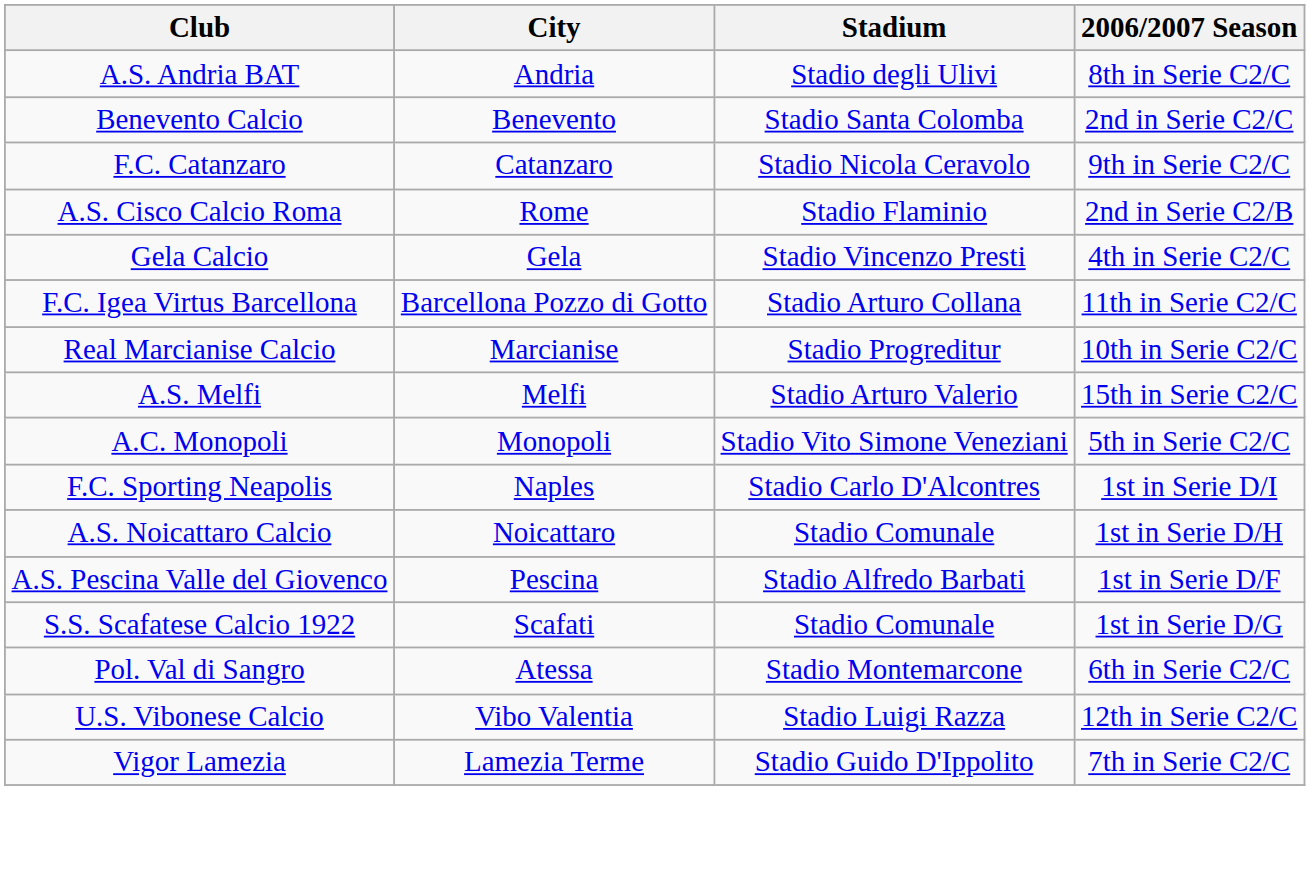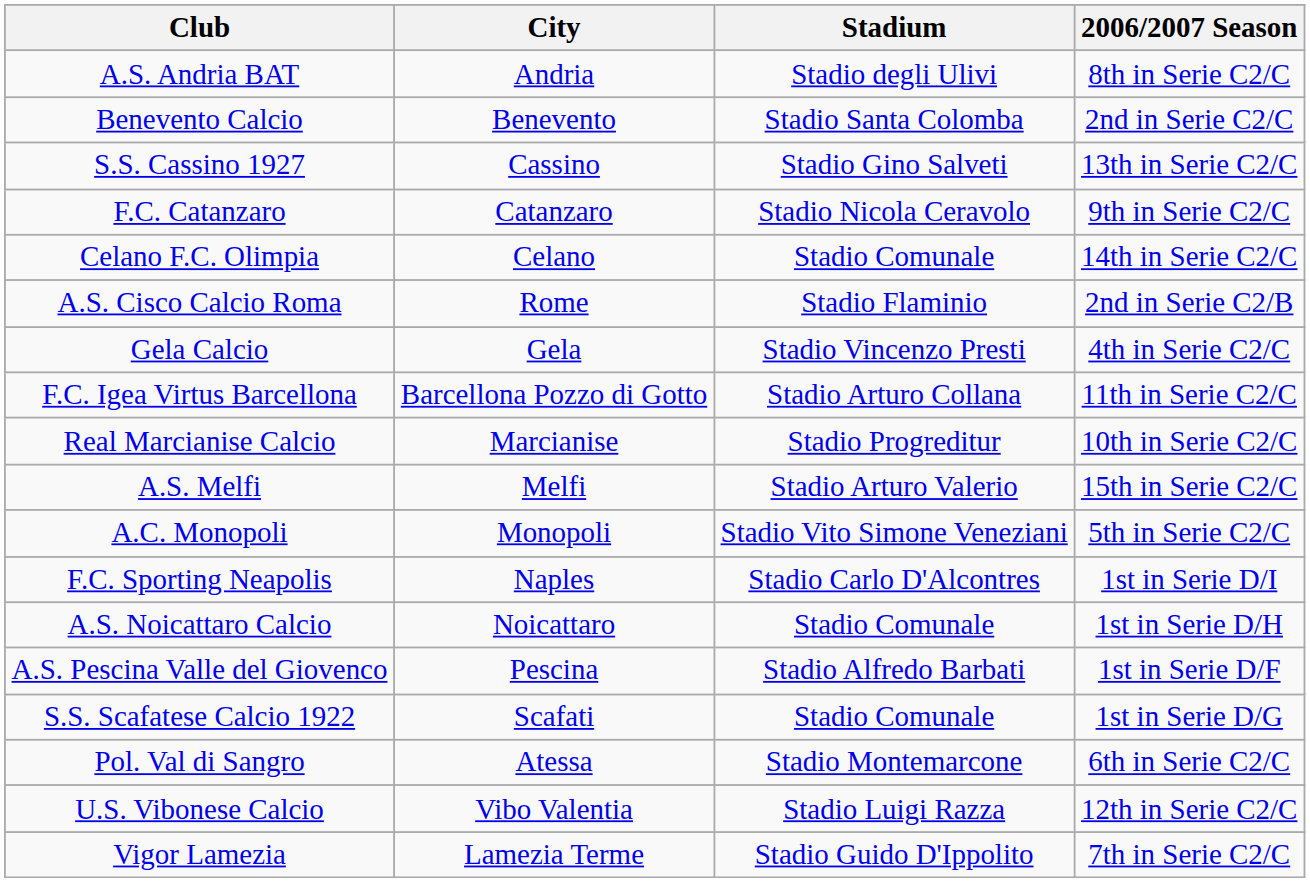+ row: (200, 165)
+ row: (200, 257)
